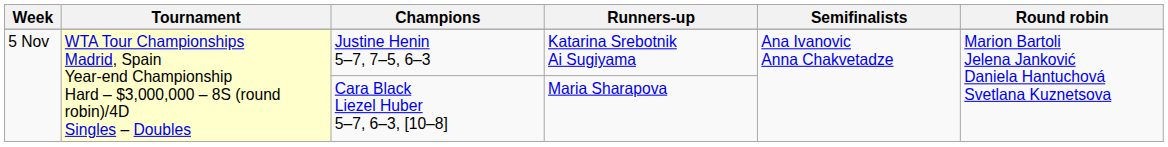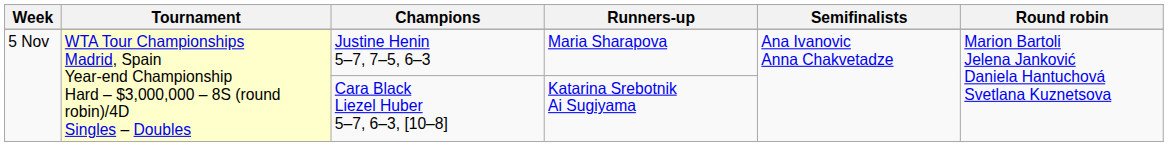(612, 51) Katarina Srebotnik Ai Sugiyama -> (608, 42) Maria Sharapova
(608, 88) Maria Sharapova -> (612, 97) Katarina Srebotnik Ai Sugiyama
